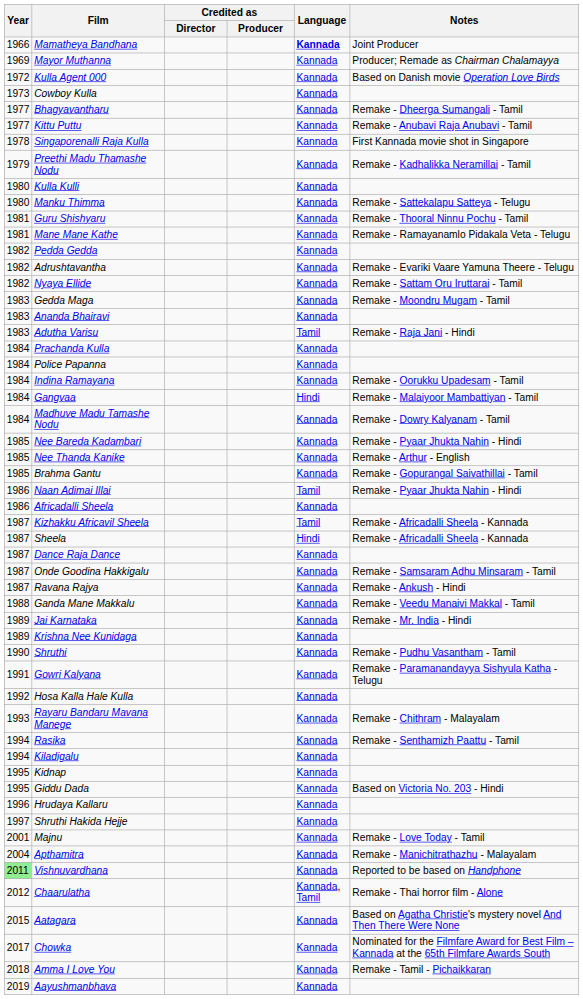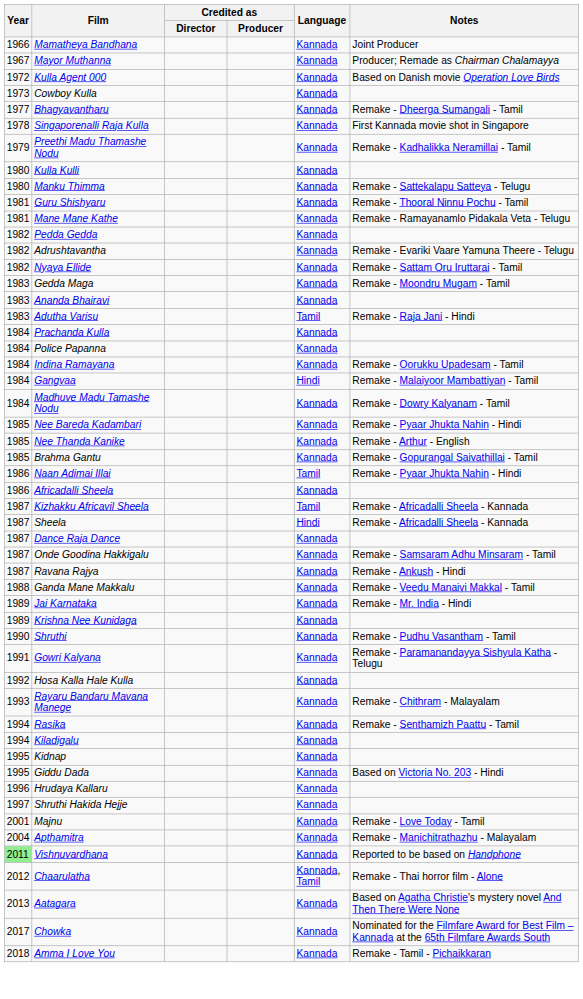(318, 45) bold -> (317, 45) normal
(18, 61) 1969 -> (18, 61) 1967
- row: (58, 126)
(18, 920) 2015 -> (18, 904) 2013
- row: (75, 986)
